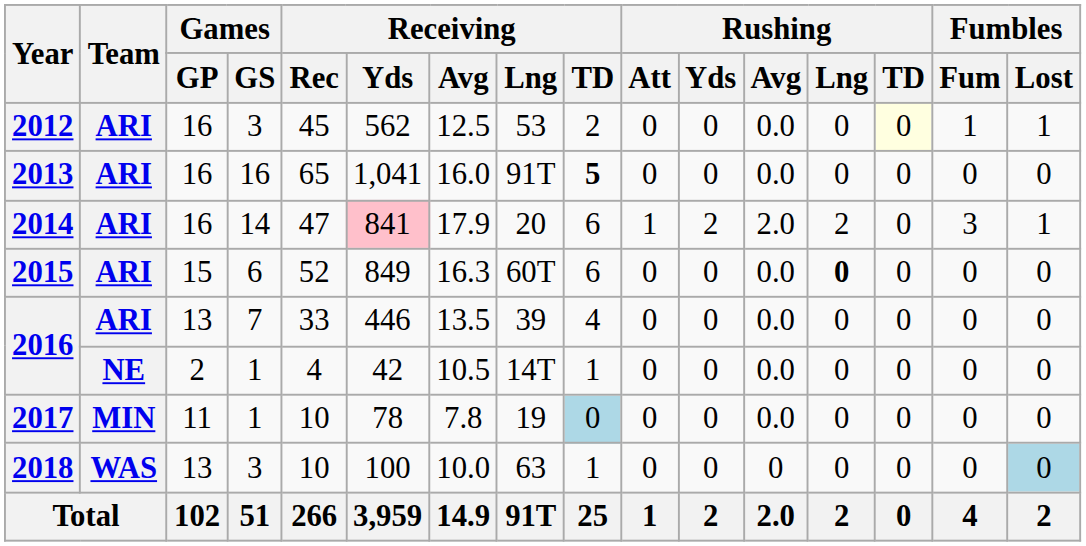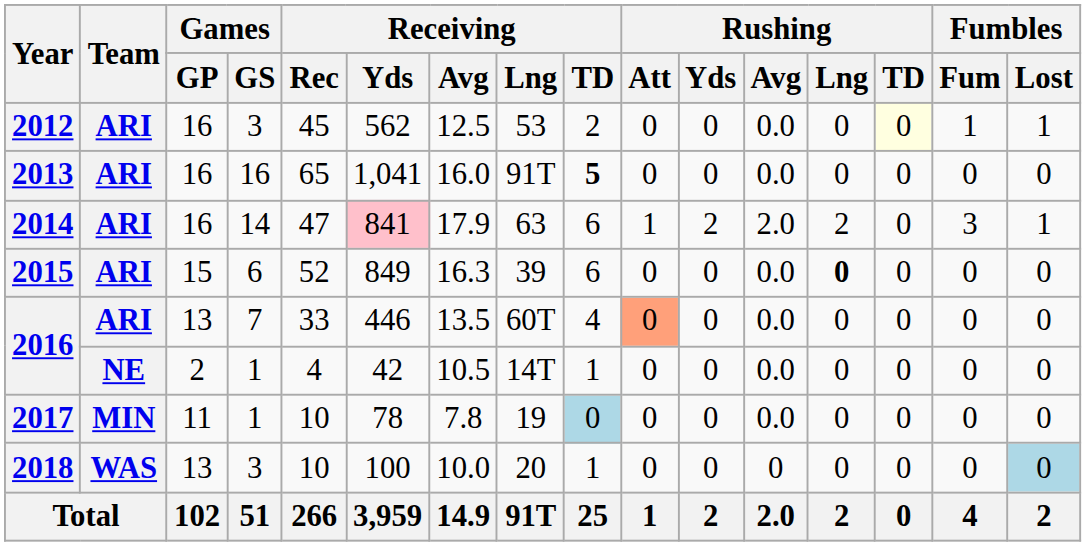(531, 223) 20 -> (531, 223) 63
(531, 272) 60T -> (531, 272) 39
(531, 321) 39 -> (531, 321) 60T
(650, 321) no background -> (650, 321) lightsalmon background
(531, 467) 63 -> (531, 467) 20
